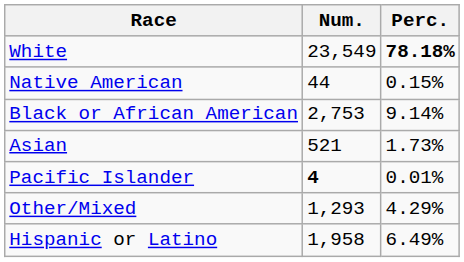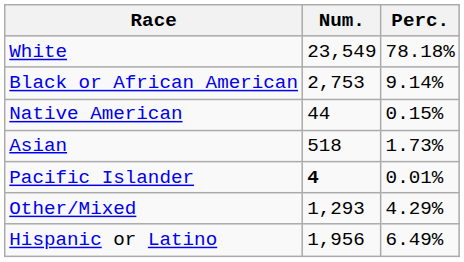(420, 52) bold -> (420, 52) normal
rows swapped: (154, 114) <-> (96, 83)
(324, 146) 521 -> (324, 146) 518
(336, 240) 1,958 -> (336, 240) 1,956
